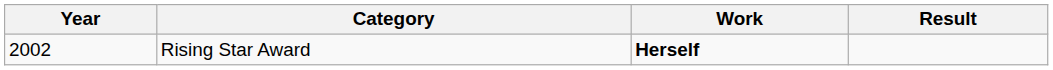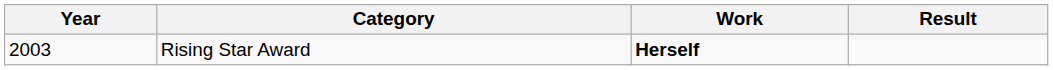(30, 49) 2002 -> (30, 49) 2003
